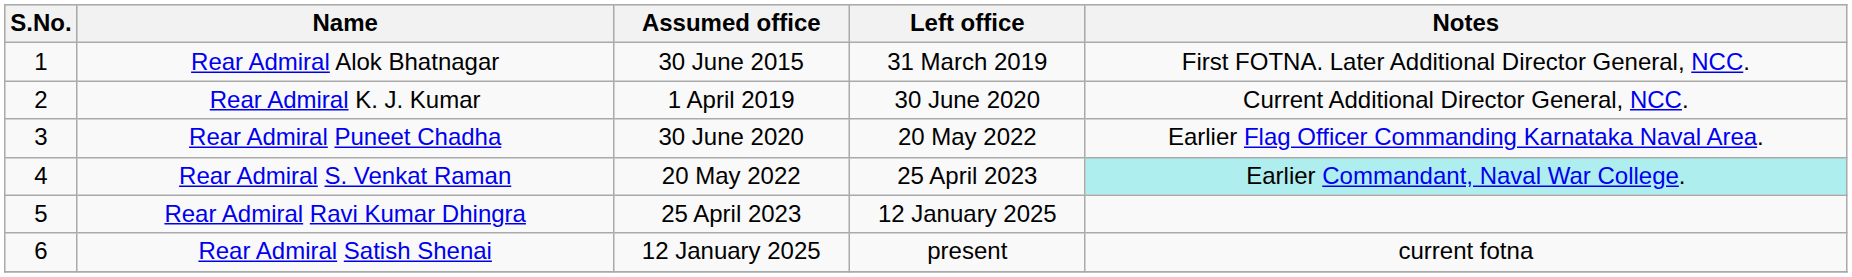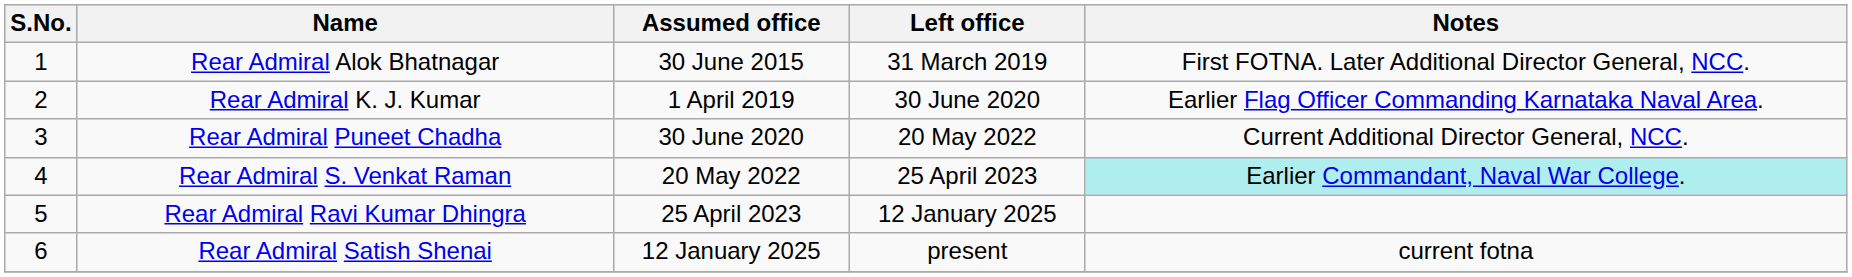(1466, 99) Current Additional Director General, NCC. -> (1466, 99) Earlier Flag Officer Commanding Karnataka Naval Area.
(1466, 137) Earlier Flag Officer Commanding Karnataka Naval Area. -> (1466, 137) Current Additional Director General, NCC.
